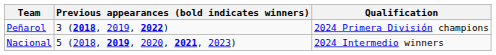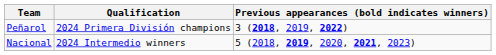columns swapped: (402, 12) <-> (183, 12)
